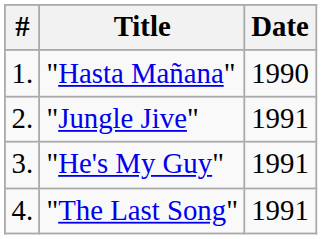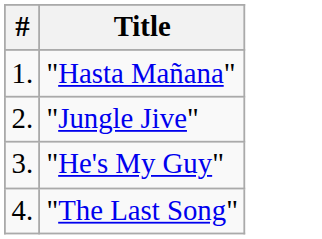- column: (280, 27)
